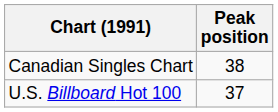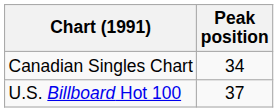(235, 65) 38 -> (235, 65) 34
